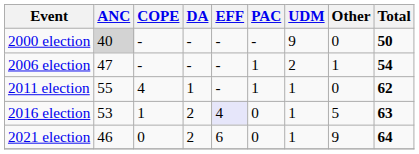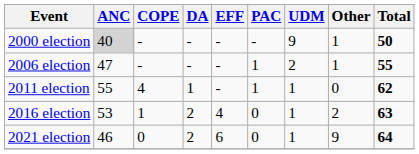(335, 40) 0 -> (335, 40) 1
(385, 64) 54 -> (385, 64) 55
(219, 112) lavender background -> (219, 112) no background
(335, 112) 5 -> (335, 112) 2
